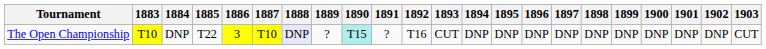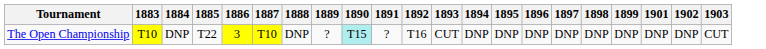- column: (656, 14)
(297, 34) lavender background -> (297, 34) no background
